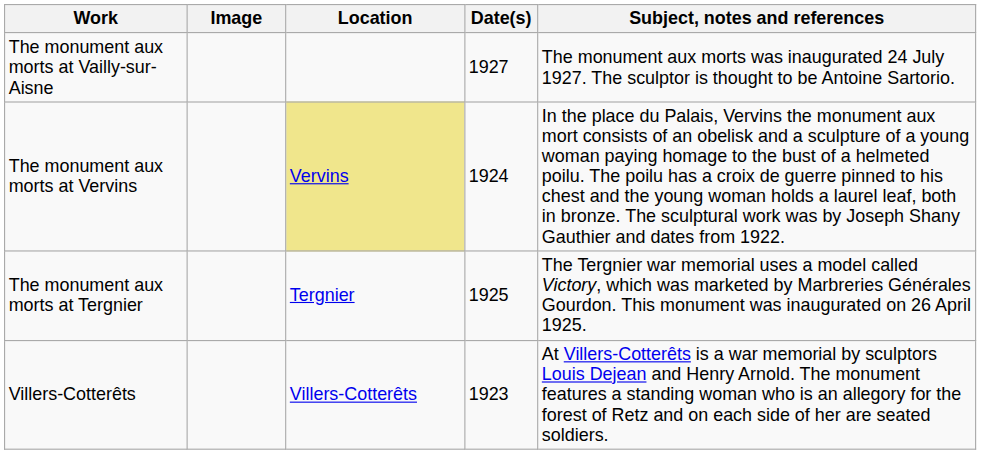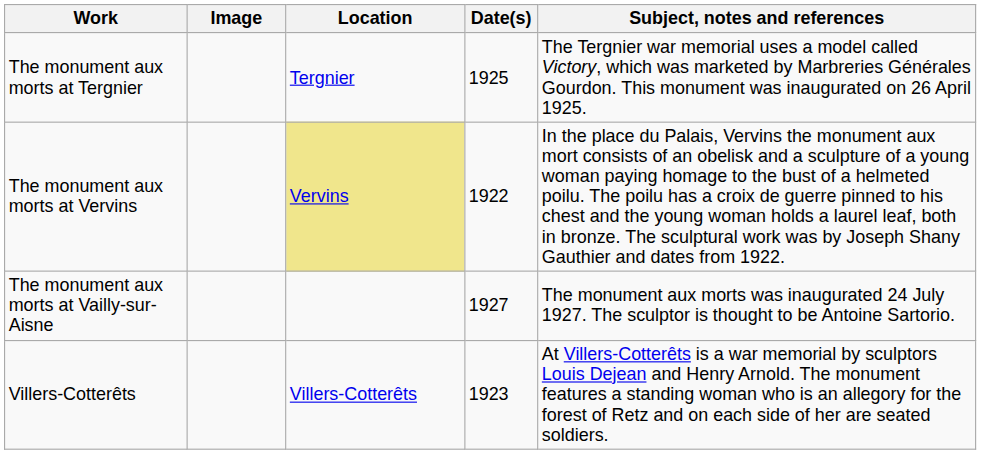rows swapped: (86, 295) <-> (86, 67)
(489, 176) 1924 -> (489, 196) 1922
